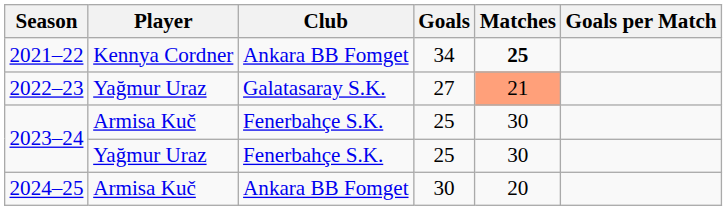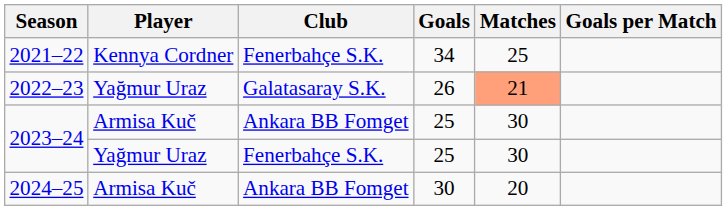(326, 54) Ankara BB Fomget -> (313, 54) Fenerbahçe S.K.
(518, 54) bold -> (518, 54) normal
(444, 88) 27 -> (444, 88) 26
(313, 121) Fenerbahçe S.K. -> (326, 121) Ankara BB Fomget
